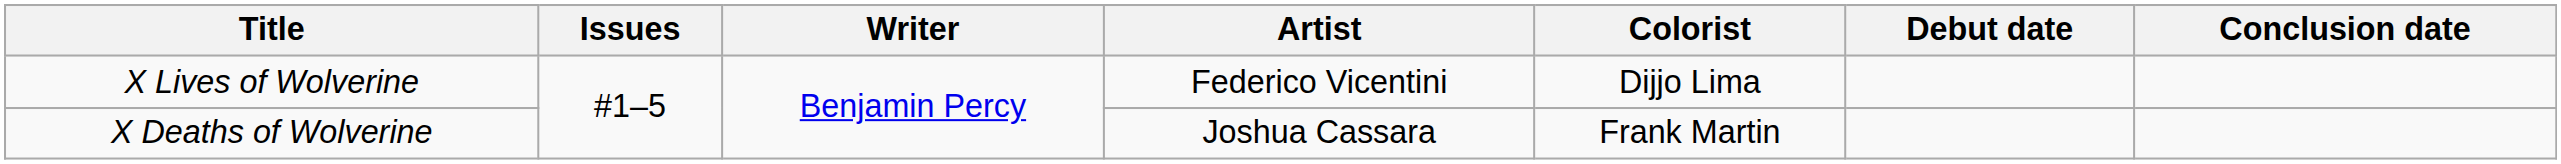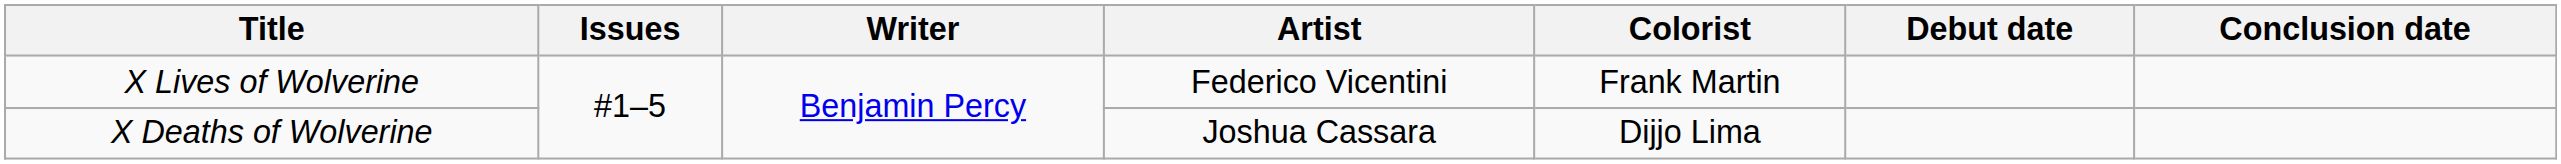(1690, 81) Dijjo Lima -> (1690, 81) Frank Martin
(1690, 132) Frank Martin -> (1690, 132) Dijjo Lima
